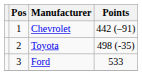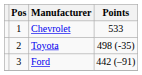(116, 29) 442 (–91) -> (116, 29) 533
(116, 62) 533 -> (116, 62) 442 (–91)
